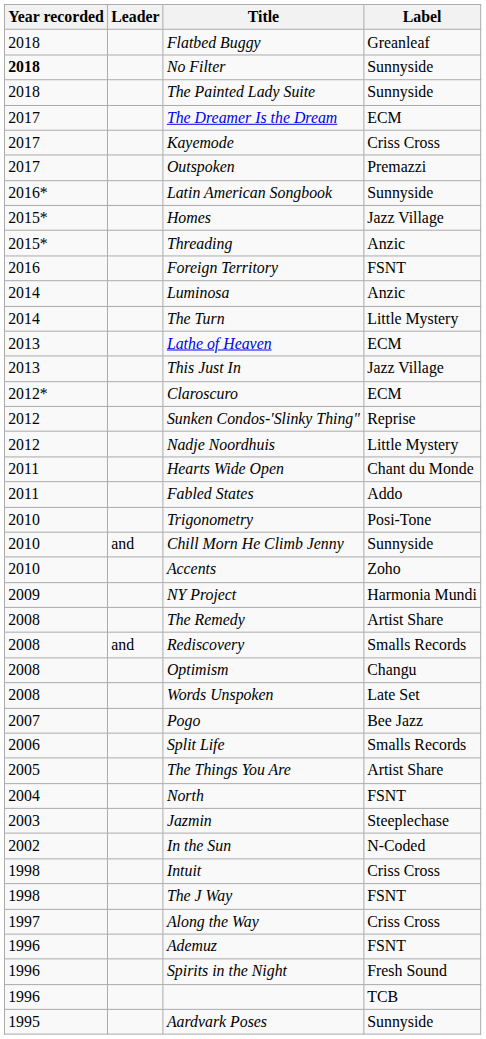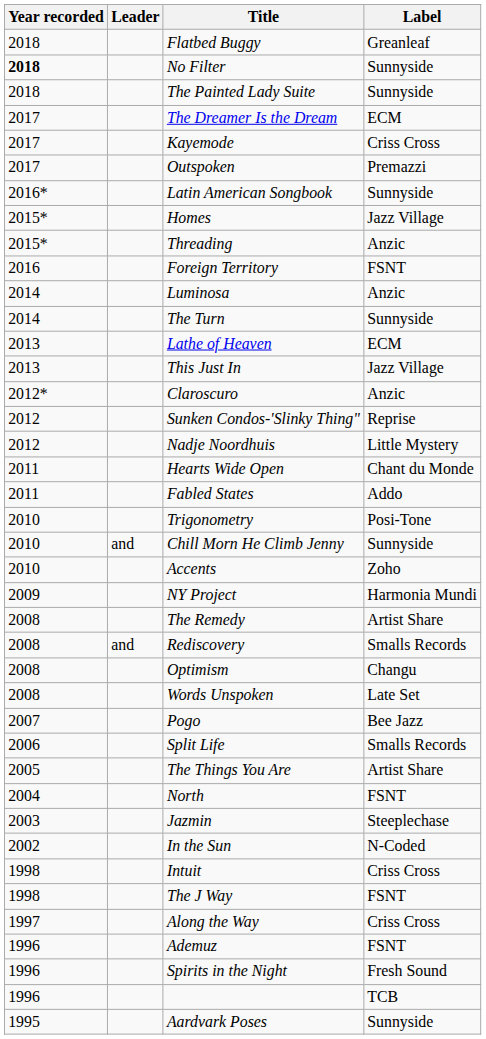(413, 318) Little Mystery -> (400, 318) Sunnyside
(384, 393) ECM -> (386, 393) Anzic
